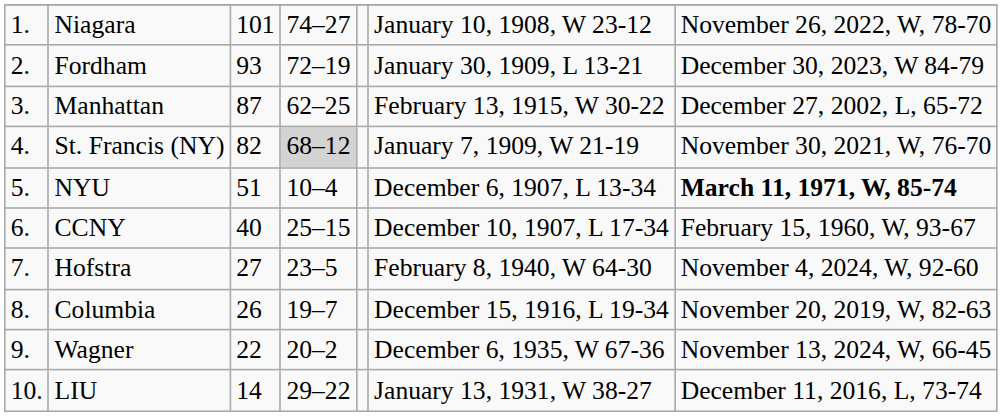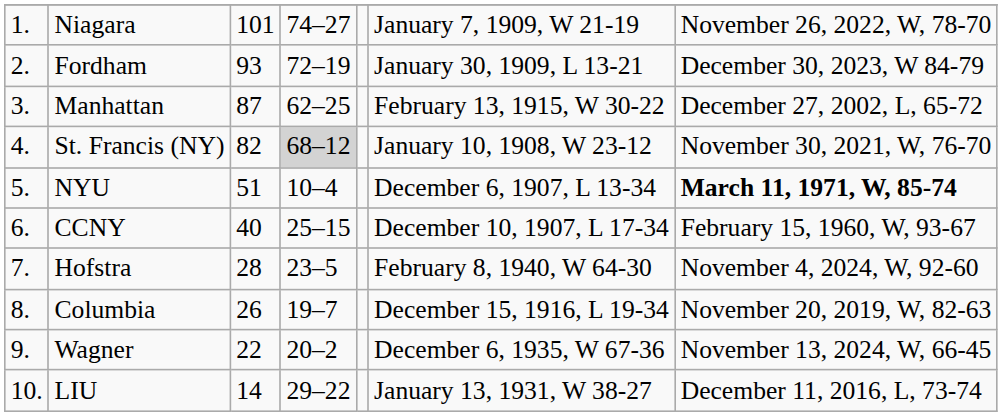(513, 24) January 10, 1908, W 23-12 -> (507, 24) January 7, 1909, W 21-19
(507, 146) January 7, 1909, W 21-19 -> (513, 146) January 10, 1908, W 23-12
(249, 268) 27 -> (249, 268) 28
